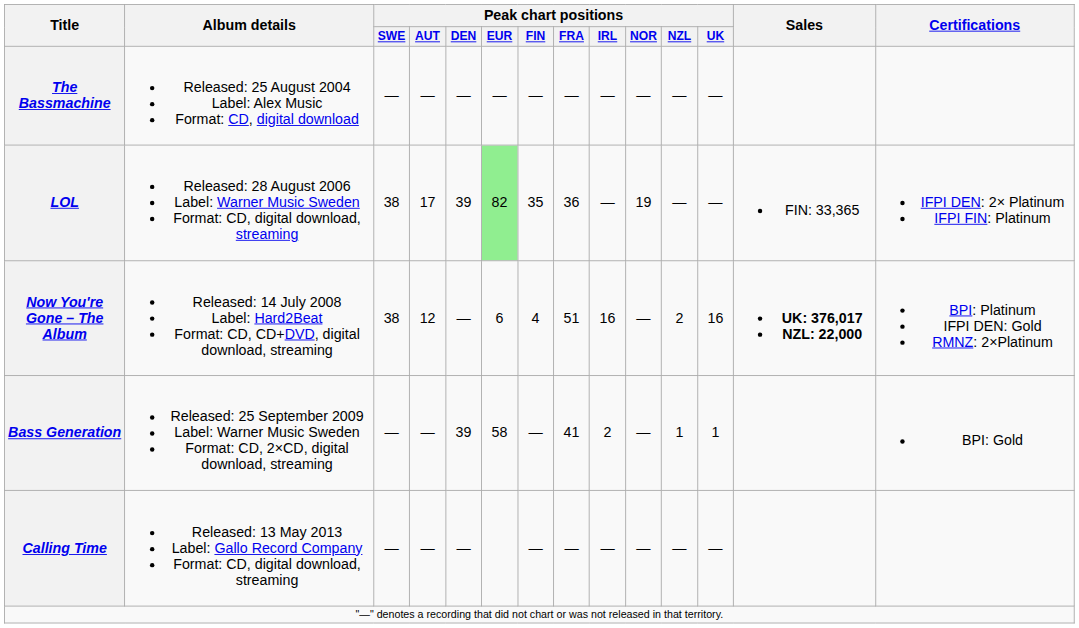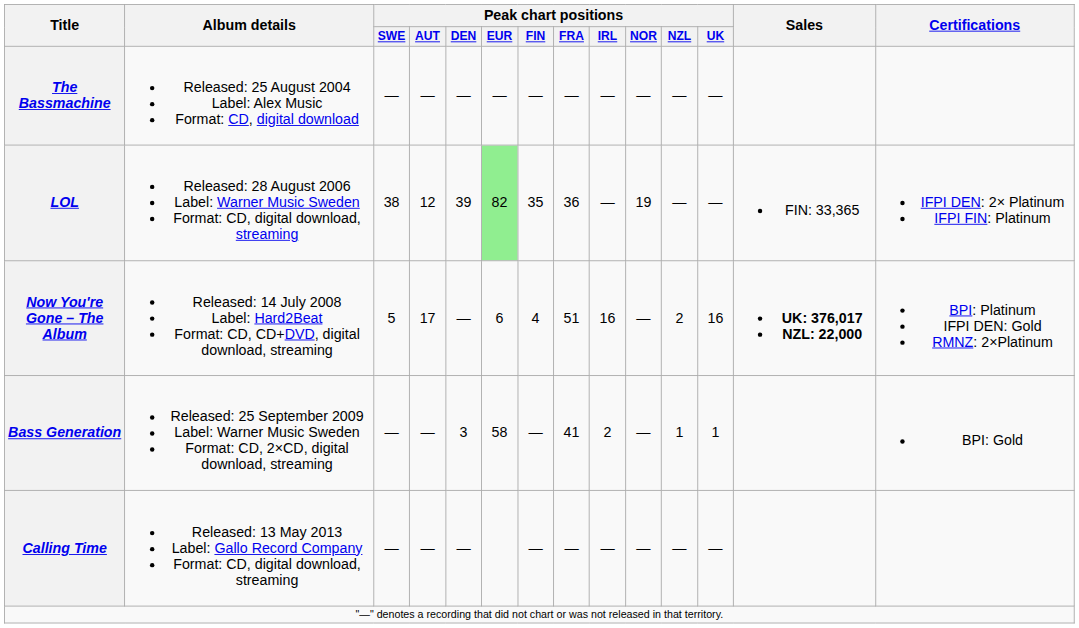(428, 202) 17 -> (428, 202) 12
(392, 318) 38 -> (392, 318) 5
(428, 318) 12 -> (428, 318) 17
(464, 433) 39 -> (464, 433) 3
